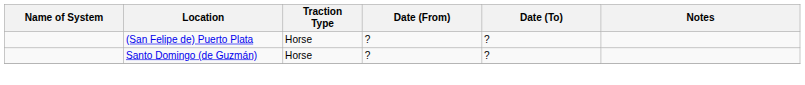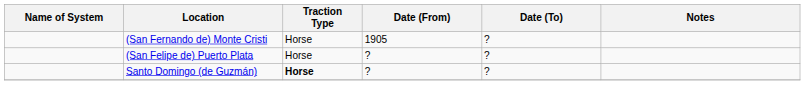+ row: (197, 39)
(299, 55) normal -> (299, 71) bold
